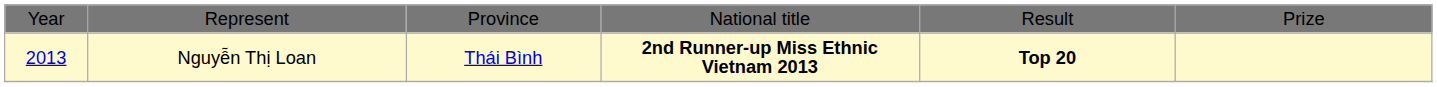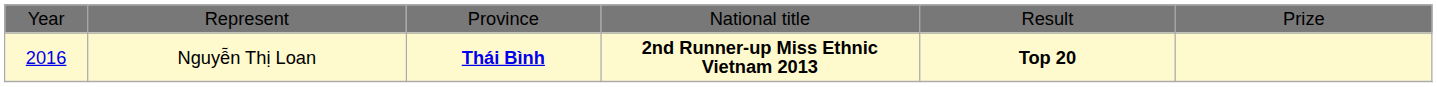(46, 57) 2013 -> (46, 57) 2016
(503, 57) normal -> (503, 57) bold
